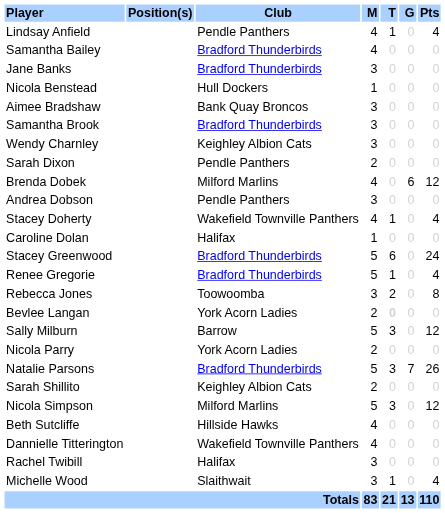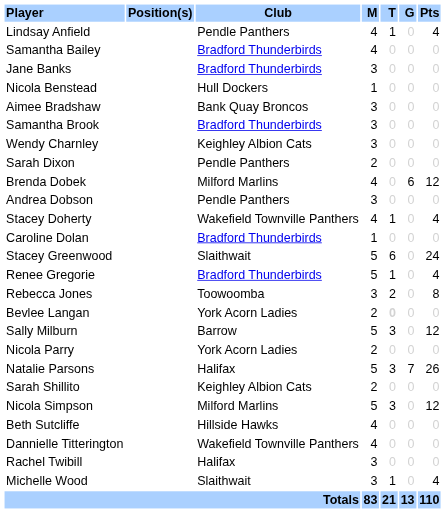(216, 237) Halifax -> (260, 237) Bradford Thunderbirds
(260, 256) Bradford Thunderbirds -> (224, 256) Slaithwait
(260, 368) Bradford Thunderbirds -> (216, 368) Halifax
